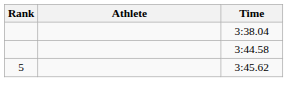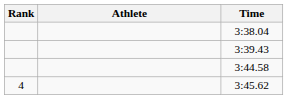+ row: (252, 49)
(21, 67) 5 -> (21, 85) 4
